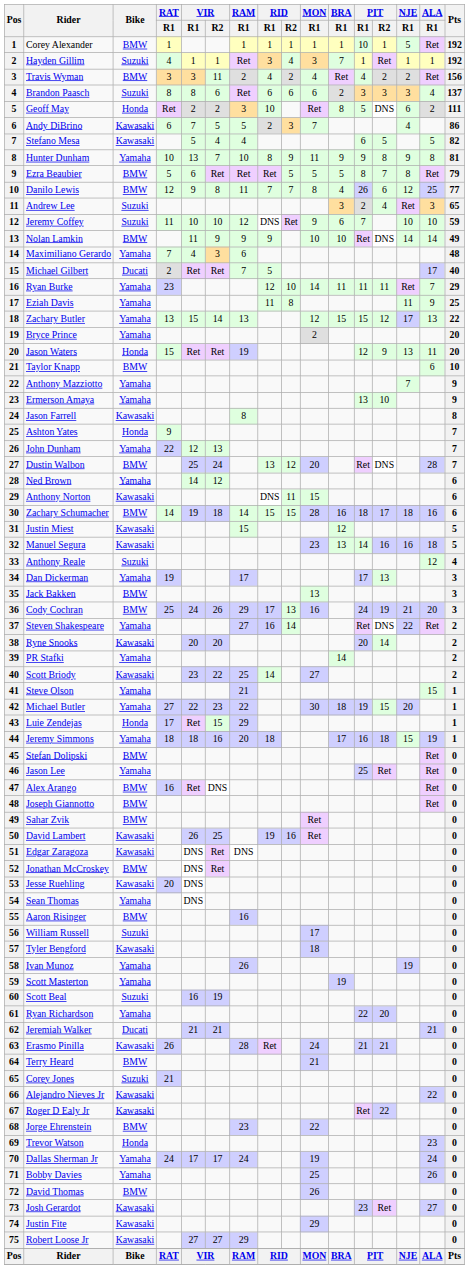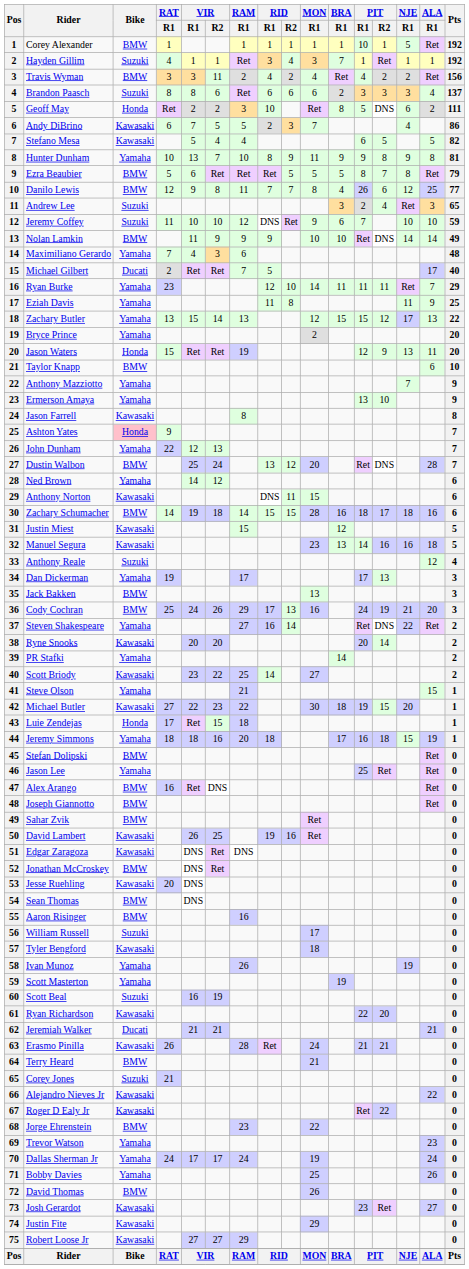(135, 432) no background -> (135, 432) pink background
(135, 706) Yamaha -> (135, 706) Kawasaki
(244, 722) 29 -> (244, 722) 18
(135, 900) Yamaha -> (135, 900) BMW
(135, 1013) Yamaha -> (135, 1013) Kawasaki
(135, 1143) Honda -> (135, 1143) Yamaha
